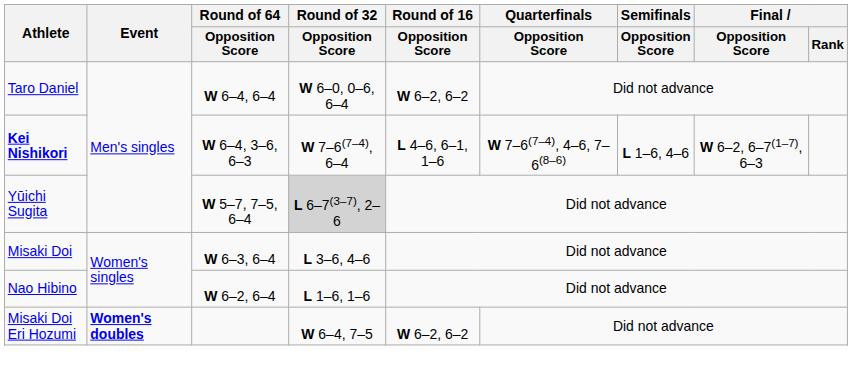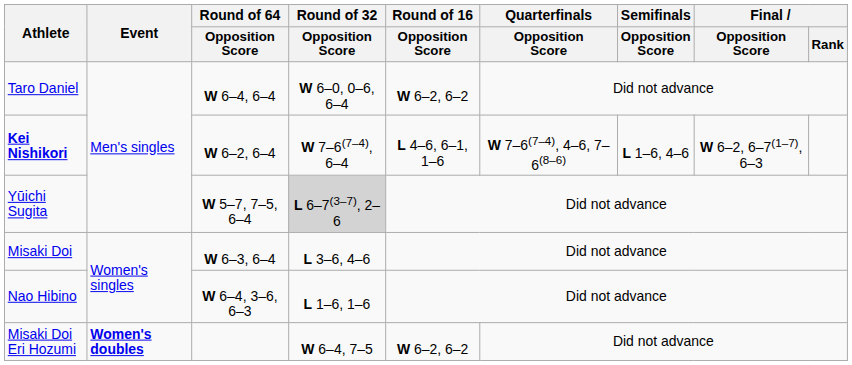(240, 153) W 6–4, 3–6, 6–3 -> (240, 153) W 6–2, 6–4
(240, 297) W 6–2, 6–4 -> (240, 305) W 6–4, 3–6, 6–3
